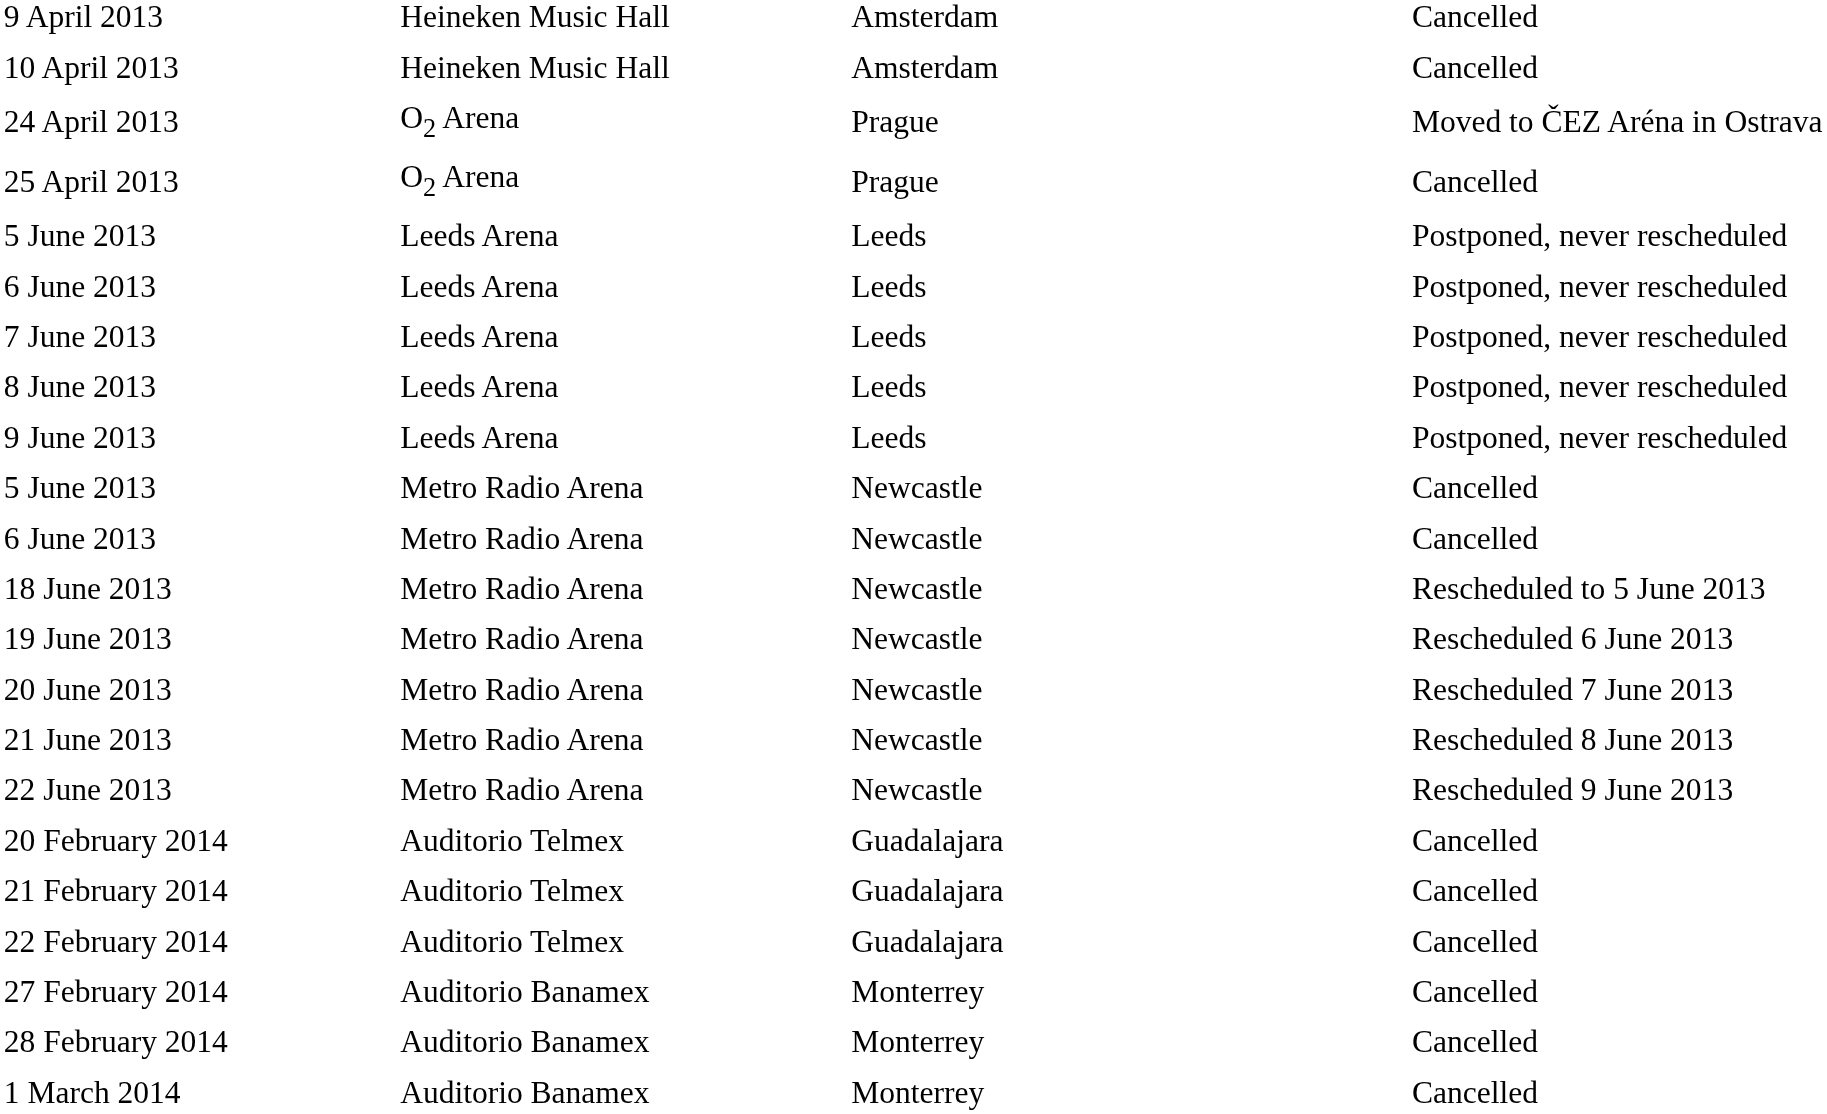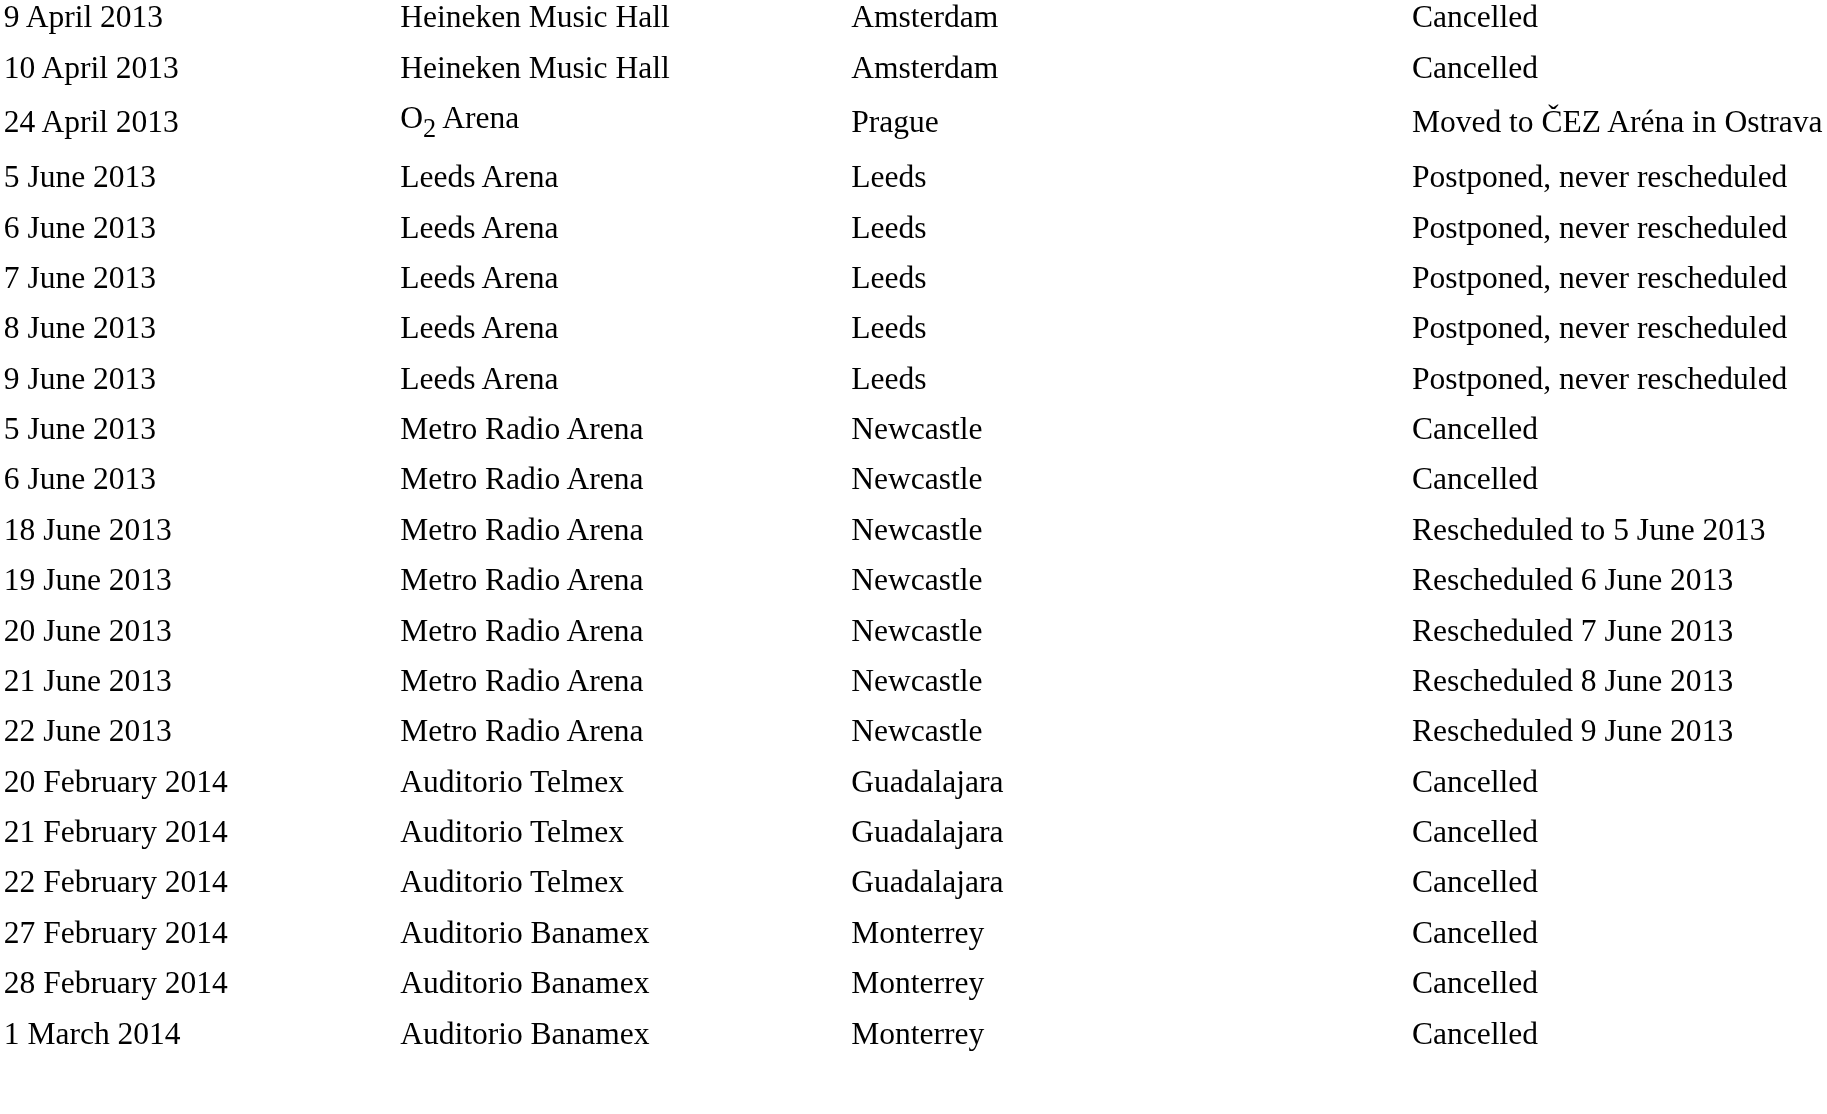- row: (91, 180)
